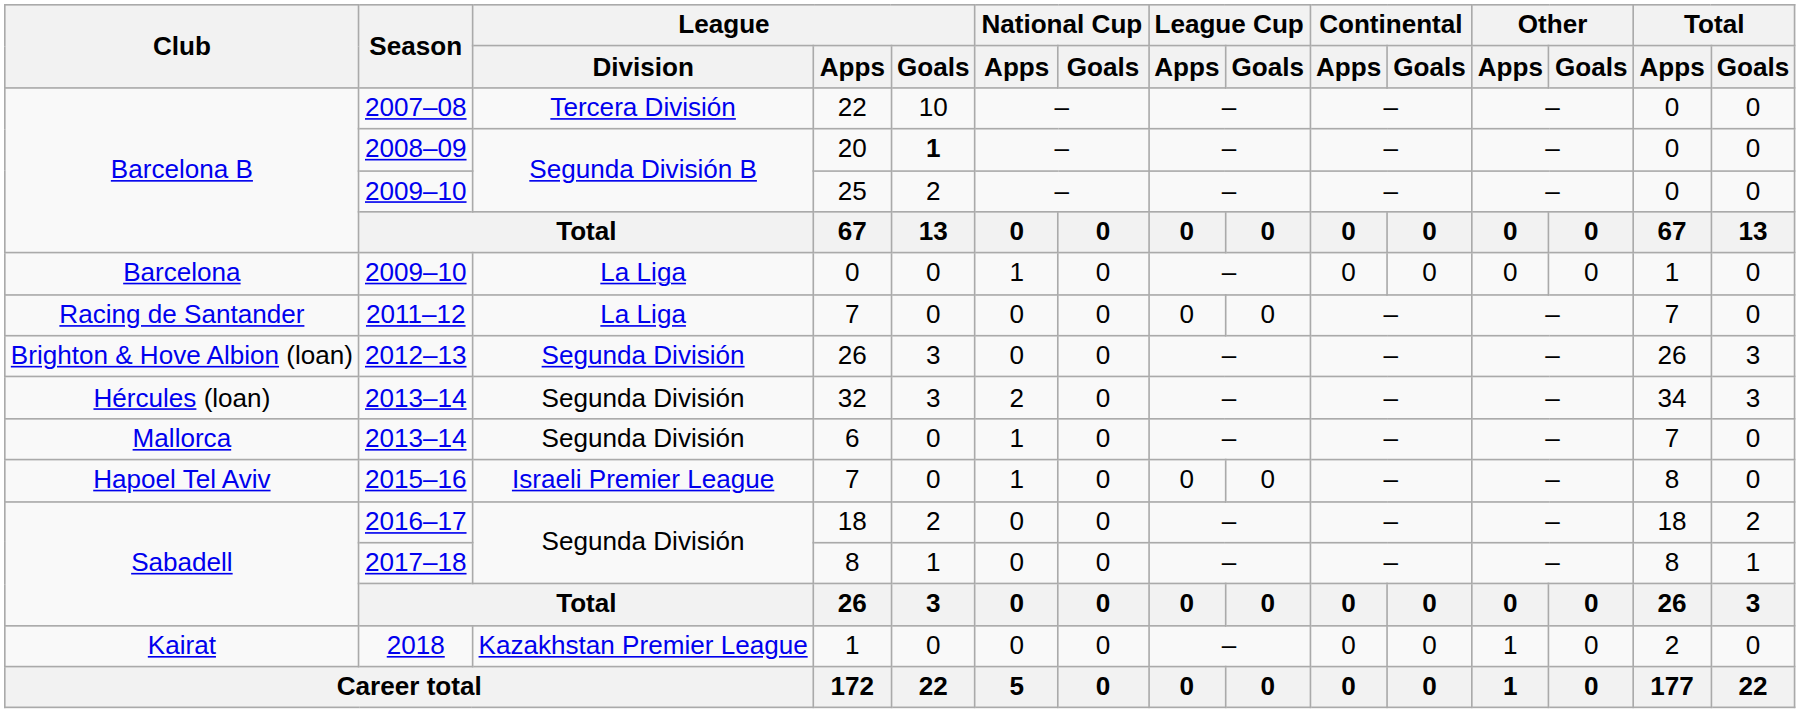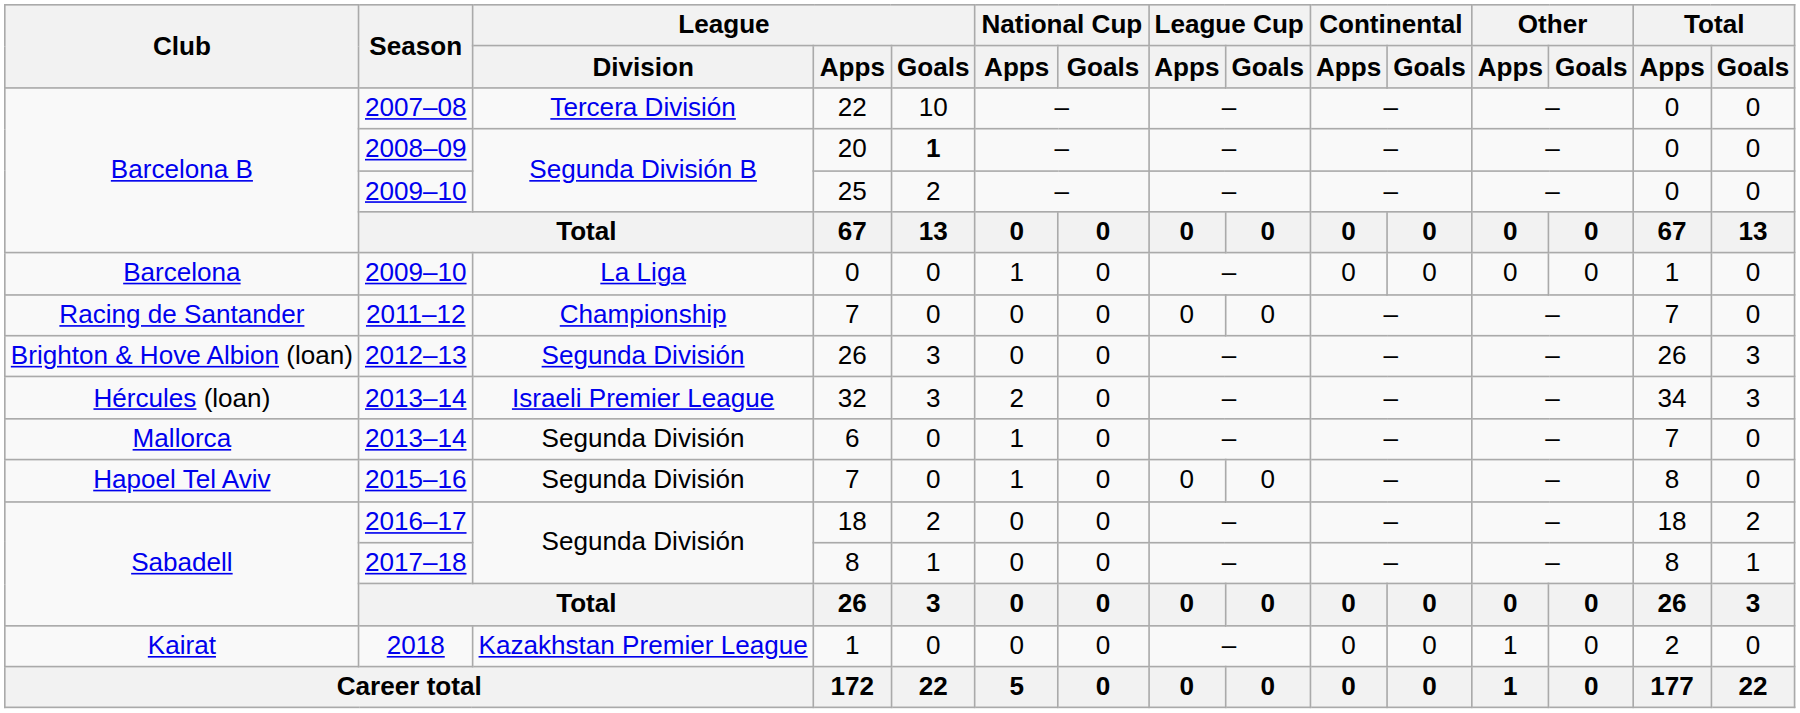(643, 314) La Liga -> (643, 314) Championship
(643, 397) Segunda División -> (643, 397) Israeli Premier League
(643, 480) Israeli Premier League -> (643, 480) Segunda División
